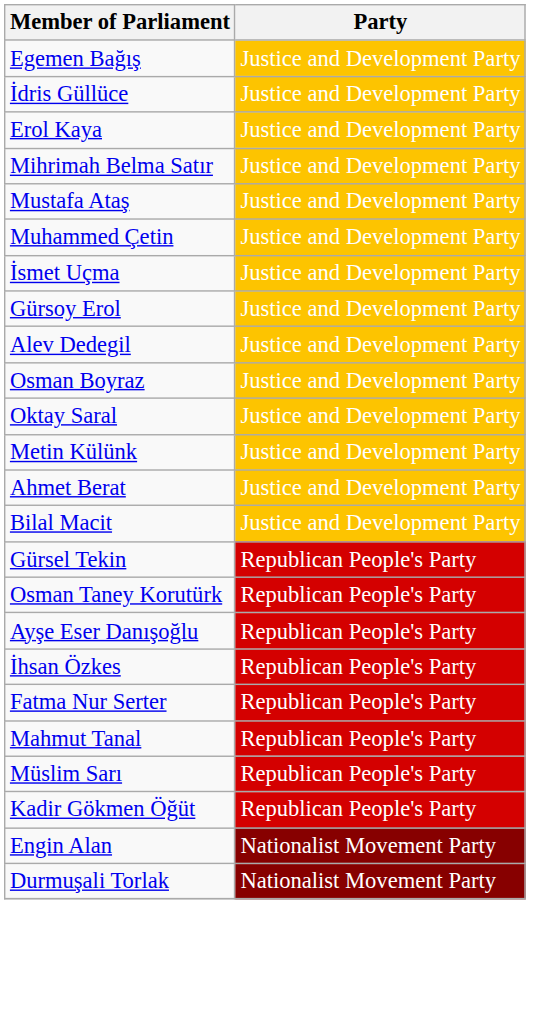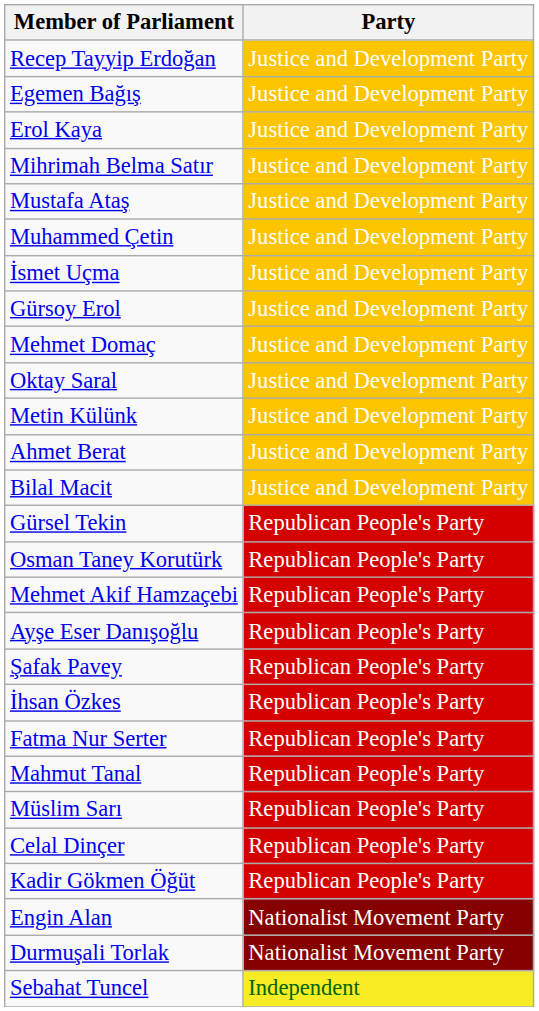+ row: (113, 58)
- row: (69, 93)
- row: (70, 344)
+ row: (83, 344)
- row: (77, 380)
+ row: (124, 594)
+ row: (66, 666)
+ row: (67, 845)
+ row: (79, 988)
